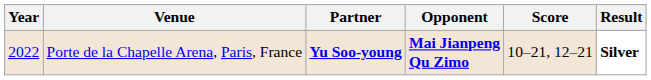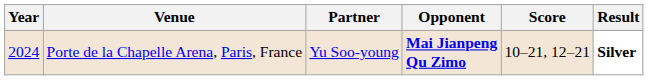(24, 52) 2022 -> (24, 52) 2024
(356, 52) bold -> (354, 52) normal
